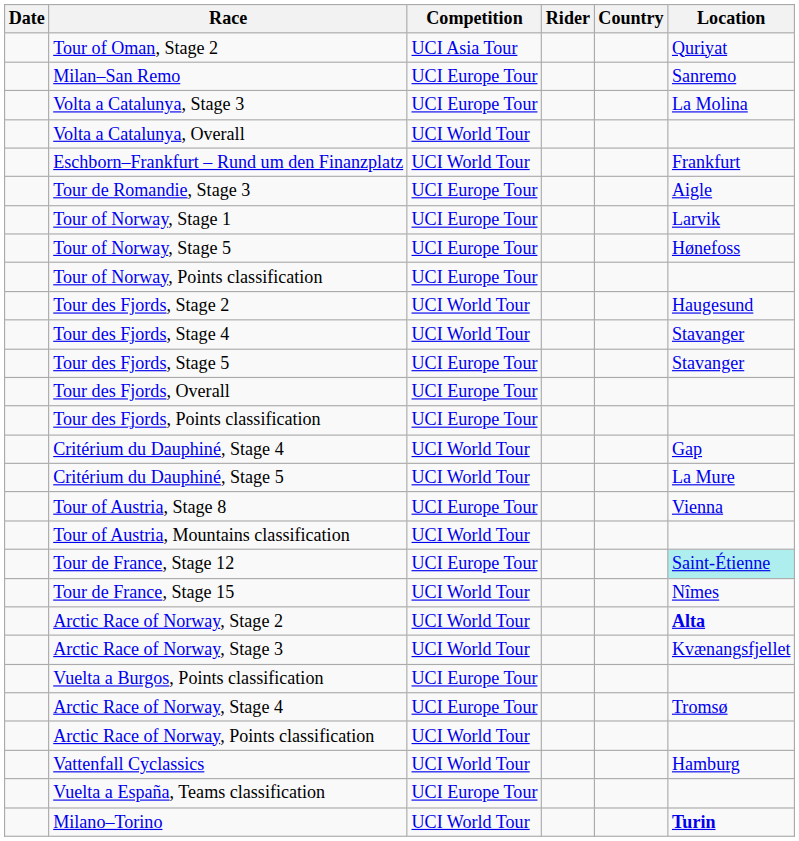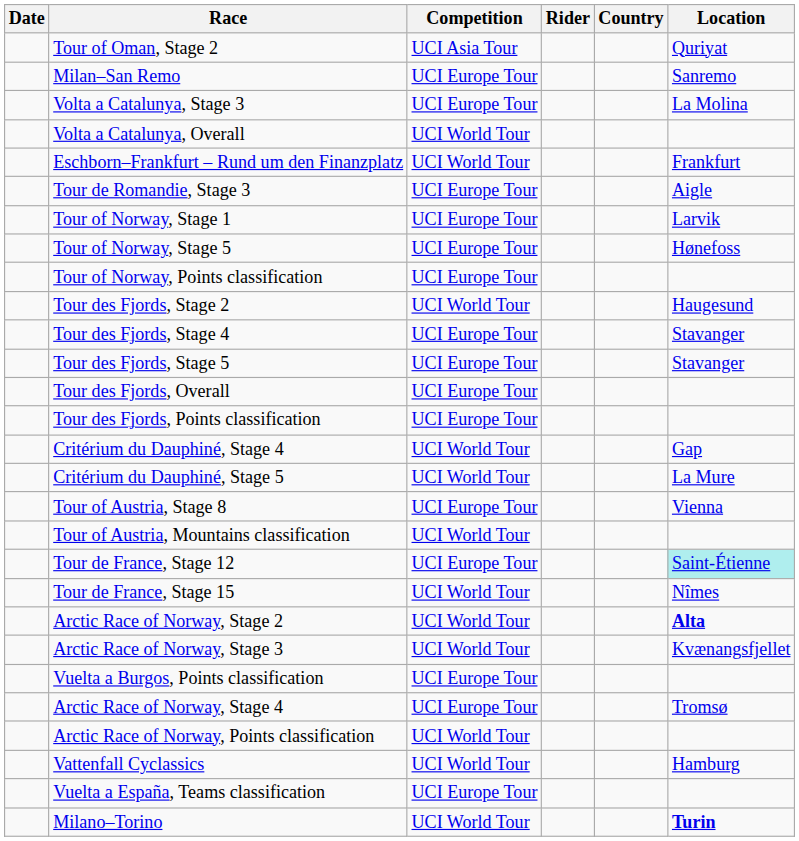(471, 334) UCI World Tour -> (474, 334) UCI Europe Tour
